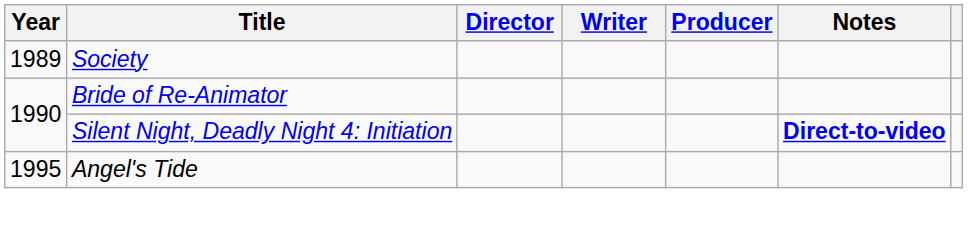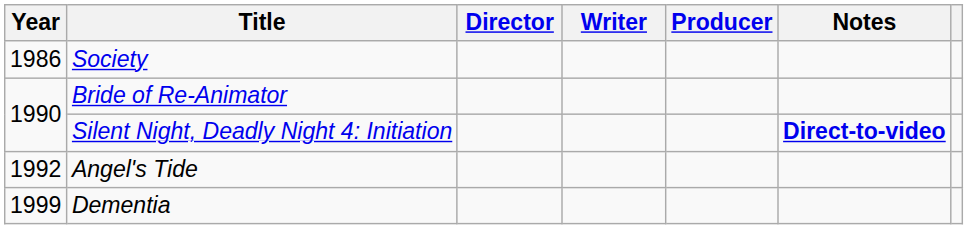(36, 59) 1989 -> (36, 59) 1986
(36, 168) 1995 -> (36, 168) 1992
+ row: (121, 205)
